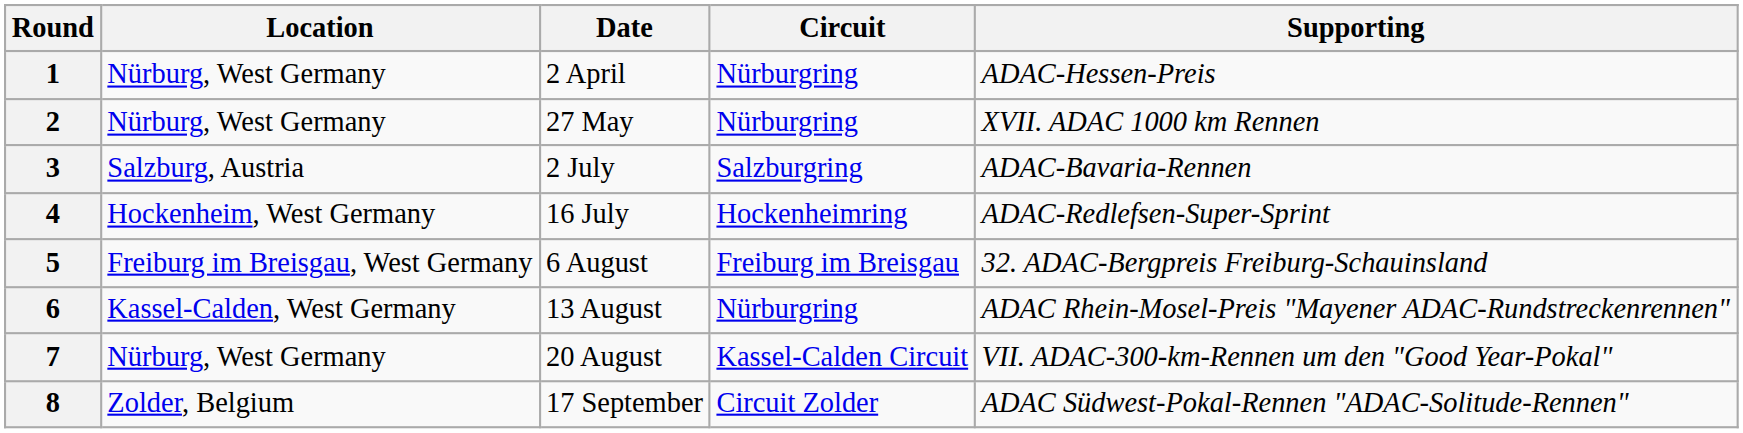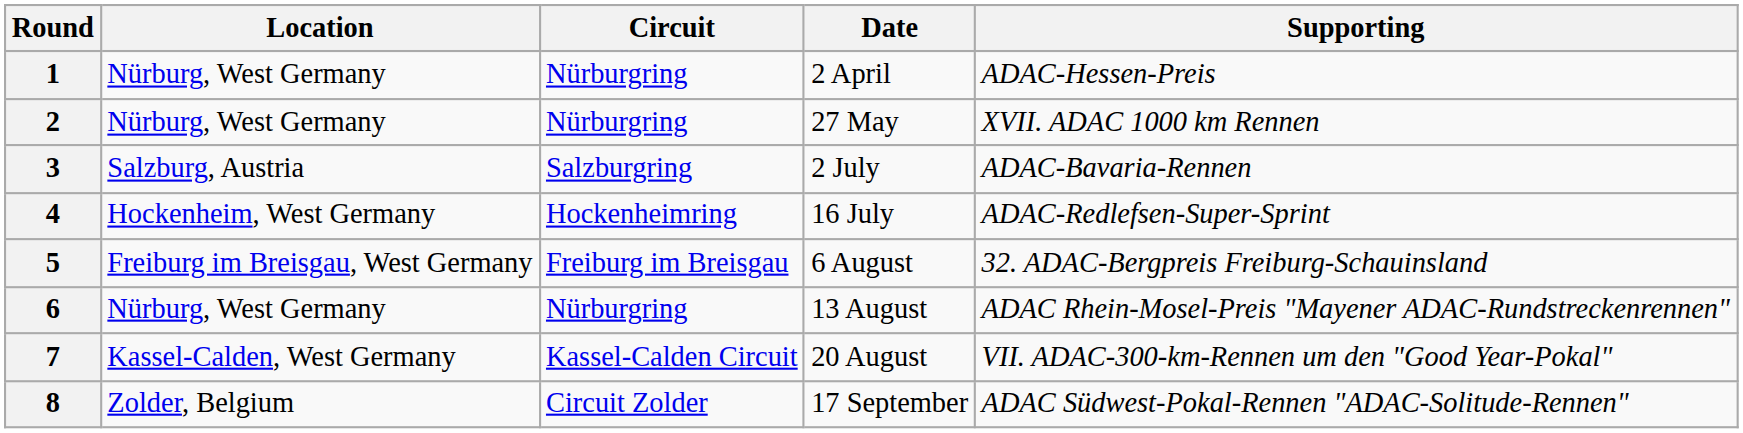columns swapped: (842, 27) <-> (624, 27)
(282, 308) Kassel-Calden, West Germany -> (247, 308) Nürburg, West Germany
(247, 355) Nürburg, West Germany -> (282, 355) Kassel-Calden, West Germany
